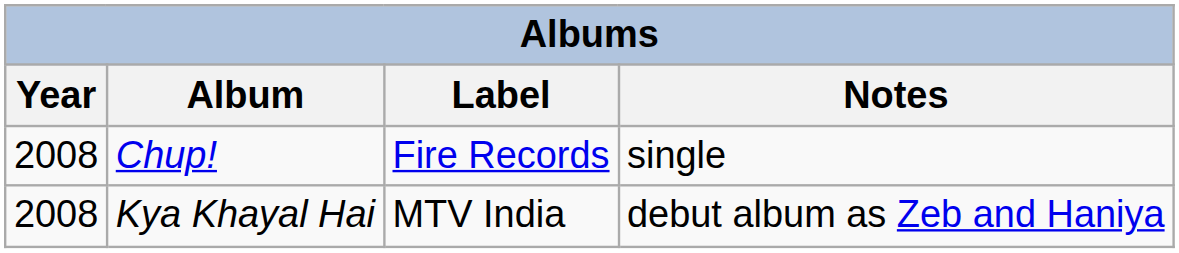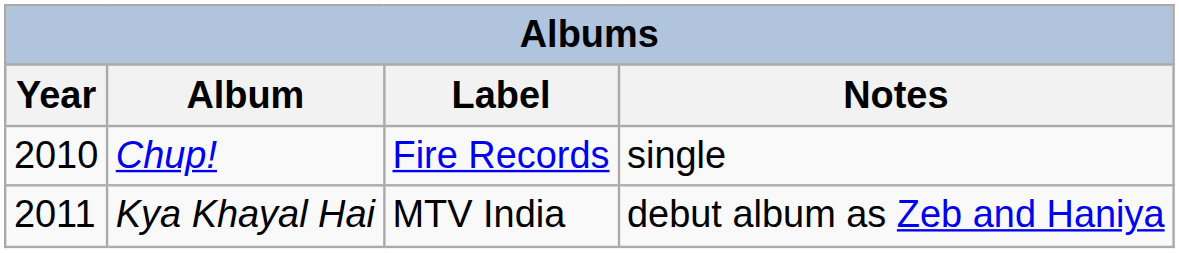(56, 154) 2008 -> (56, 154) 2010
(56, 214) 2008 -> (55, 214) 2011
